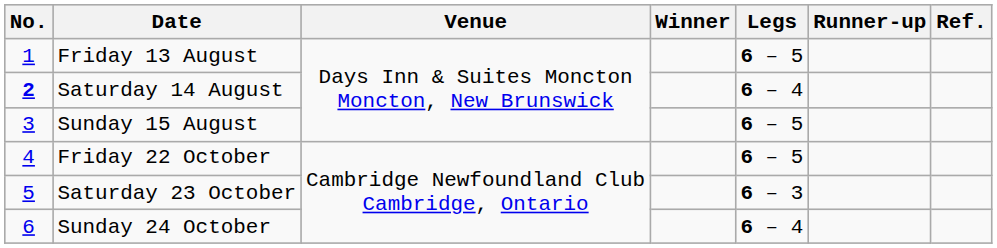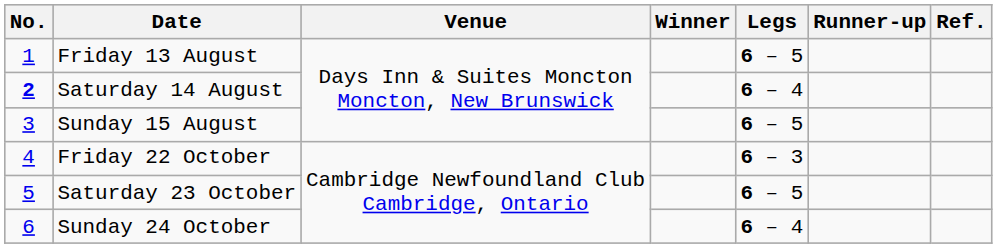(772, 158) 6 – 5 -> (772, 158) 6 – 3
(772, 192) 6 – 3 -> (772, 192) 6 – 5
